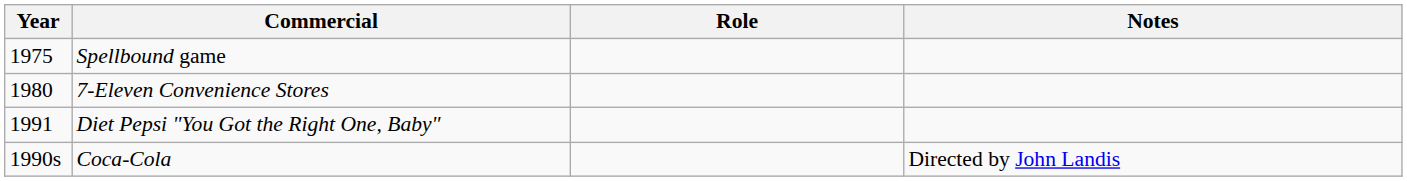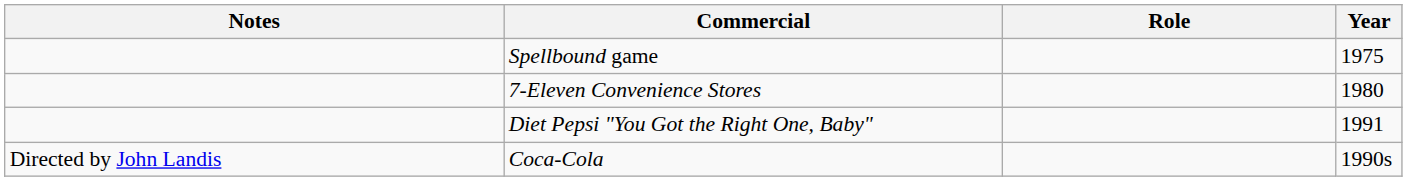columns swapped: (38, 21) <-> (1153, 21)
